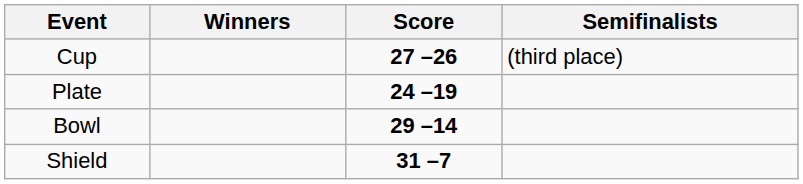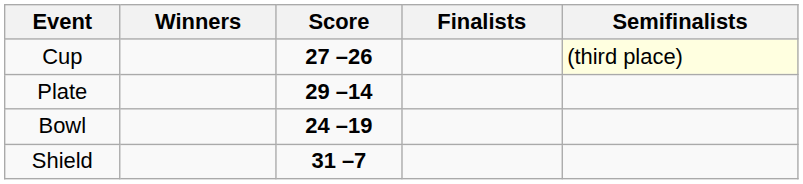+ column: (482, 21)
(565, 56) no background -> (625, 56) lightyellow background
(424, 91) 24 –19 -> (339, 91) 29 –14
(424, 126) 29 –14 -> (339, 126) 24 –19
